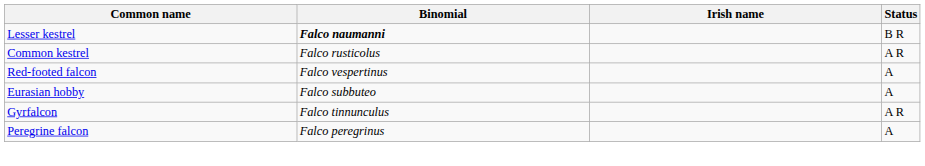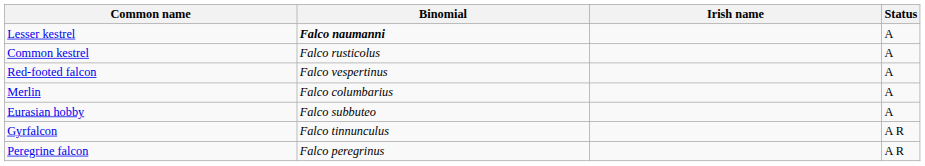(894, 33) B R -> (889, 33) A
(894, 53) A R -> (889, 53) A
+ row: (24, 92)
(889, 131) A -> (894, 151) A R
